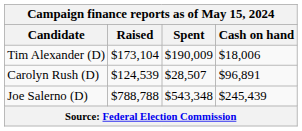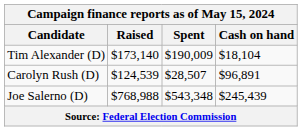(135, 55) $173,104 -> (135, 55) $173,140
(240, 55) $18,006 -> (240, 55) $18,104
(135, 95) $788,788 -> (135, 95) $768,988
